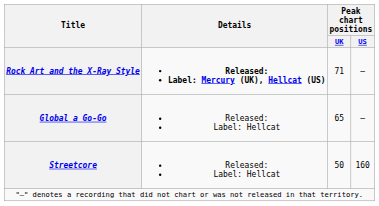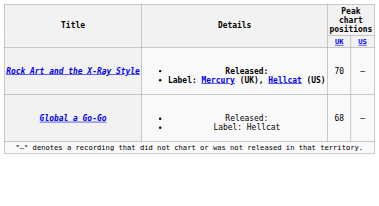(339, 71) 71 -> (339, 71) 70
(339, 118) 65 -> (339, 118) 68
- row: (73, 165)
